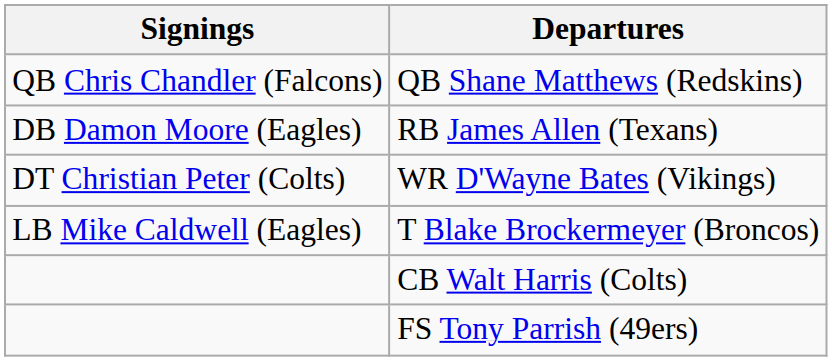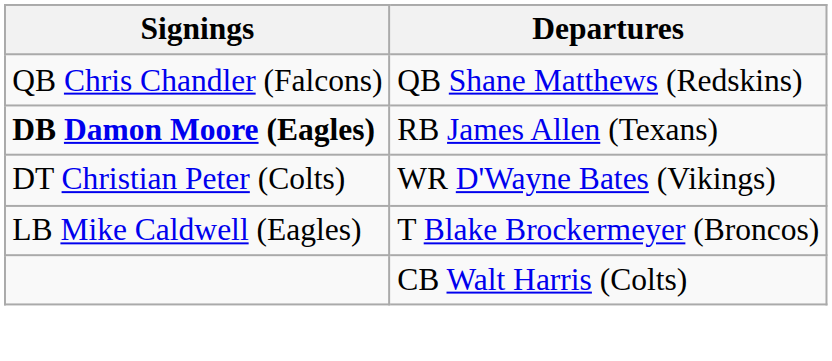(187, 129) normal -> (194, 129) bold
- row: (548, 329)
